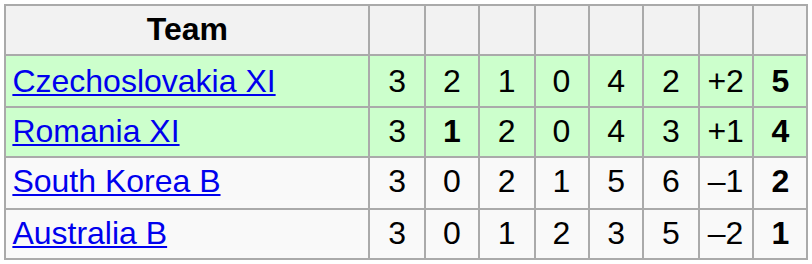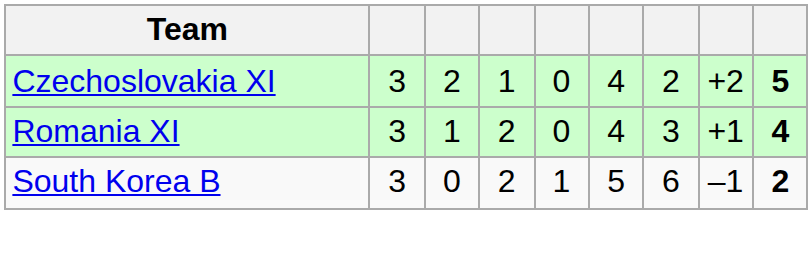(452, 131) bold -> (452, 131) normal
- row: (90, 232)
